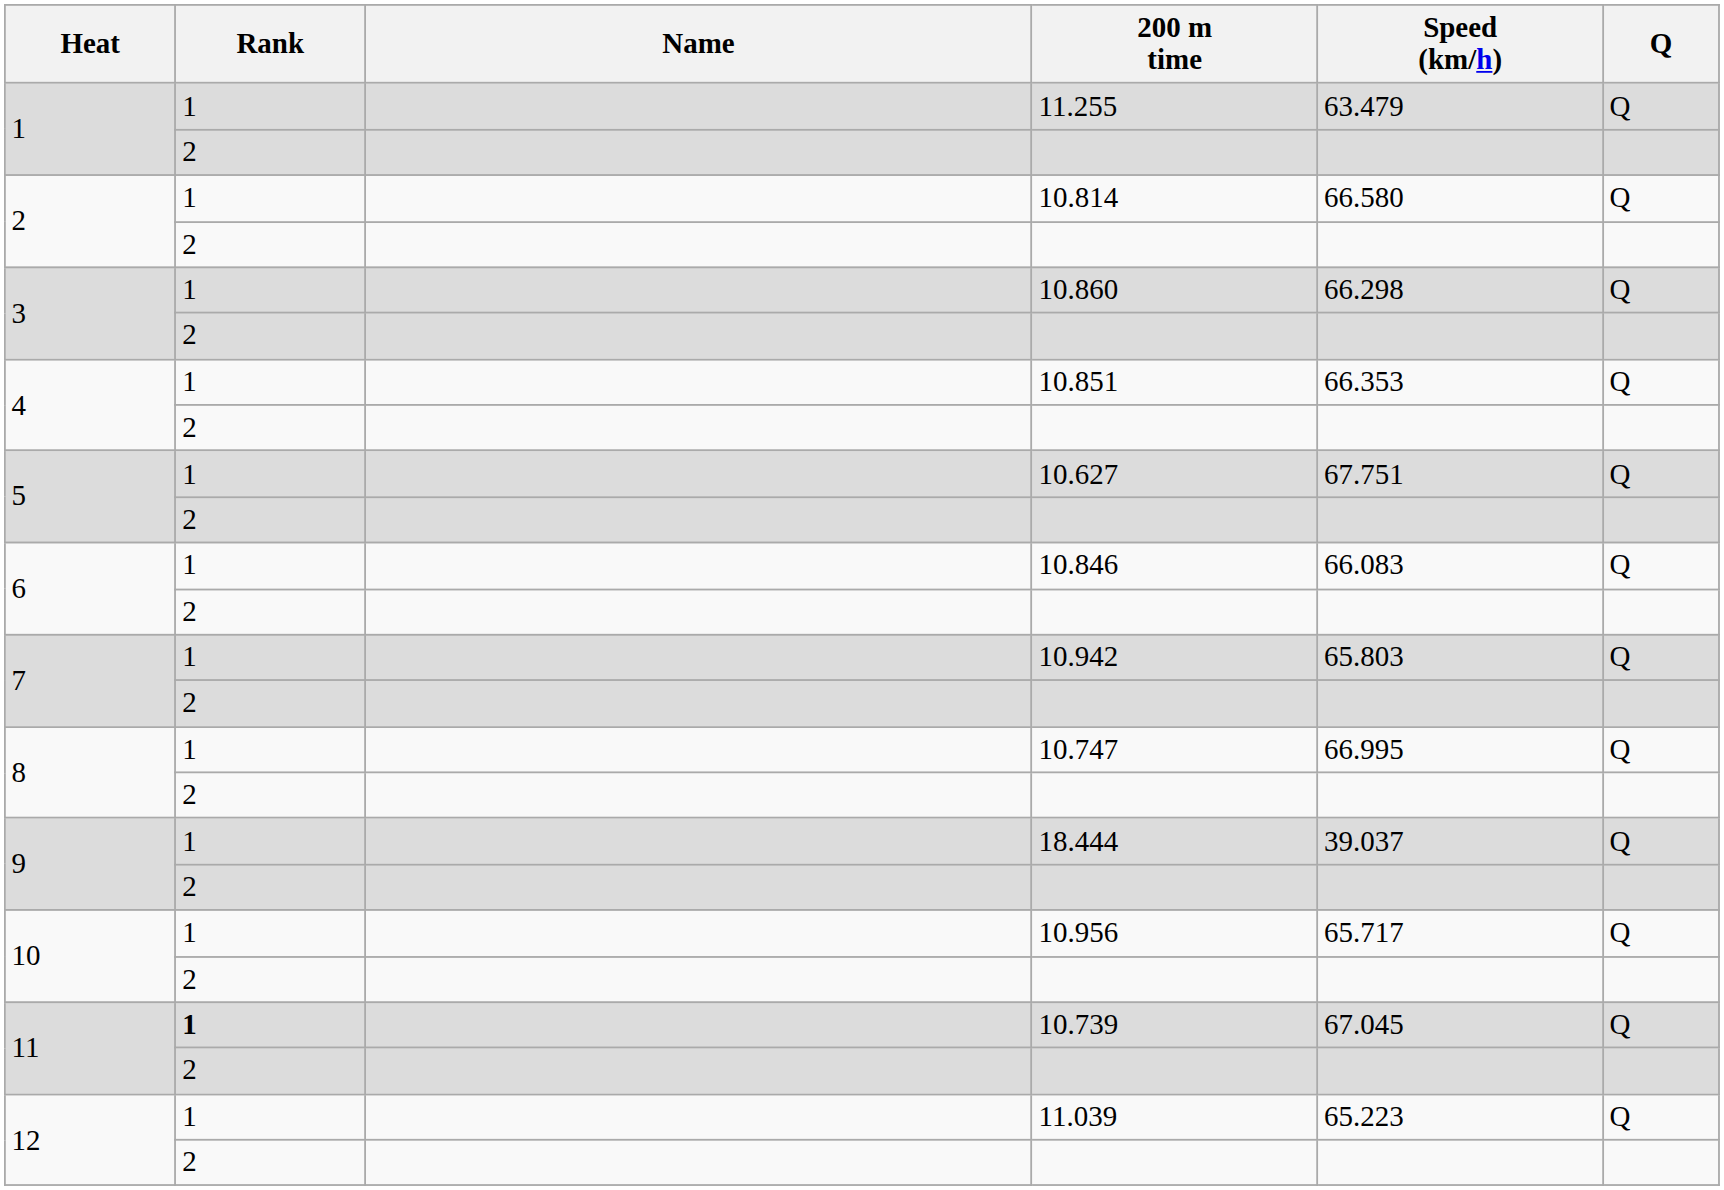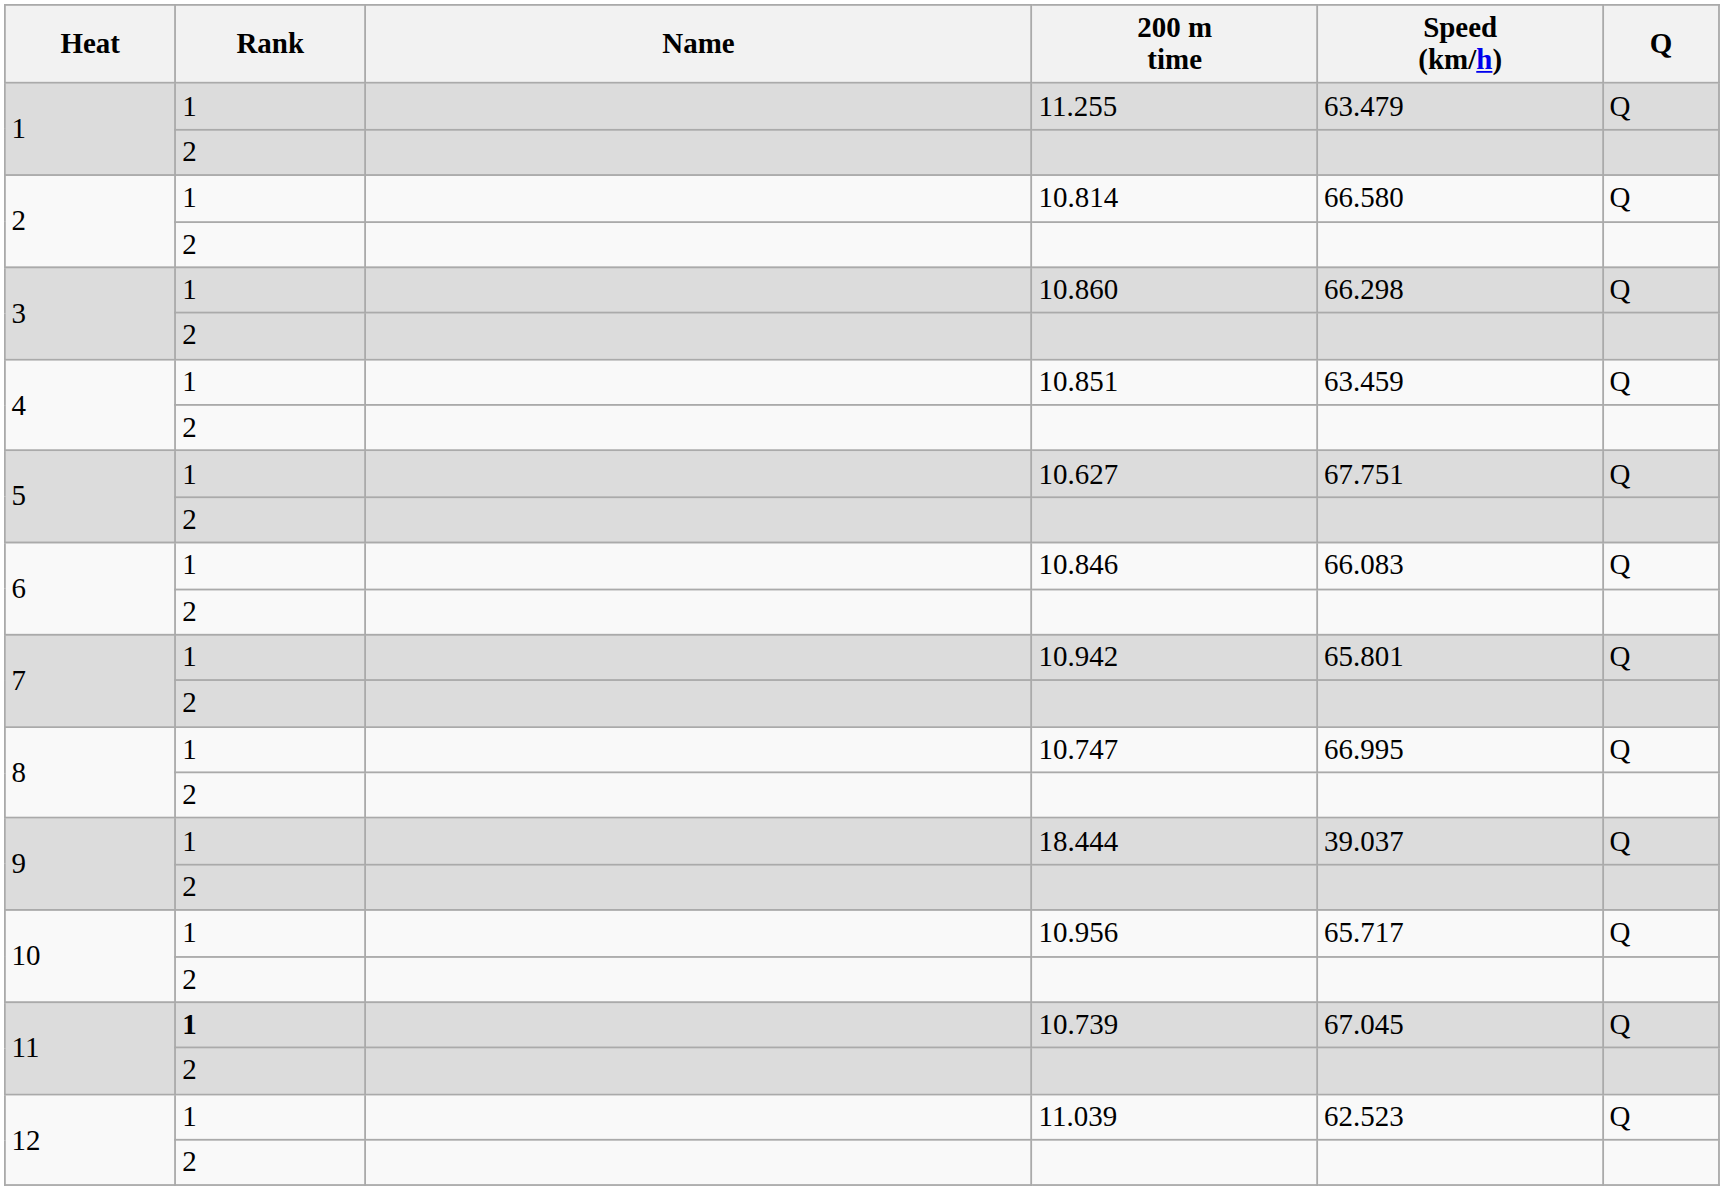(1364, 381) 66.353 -> (1364, 381) 63.459
(1364, 657) 65.803 -> (1364, 657) 65.801
(1364, 1116) 65.223 -> (1364, 1116) 62.523
